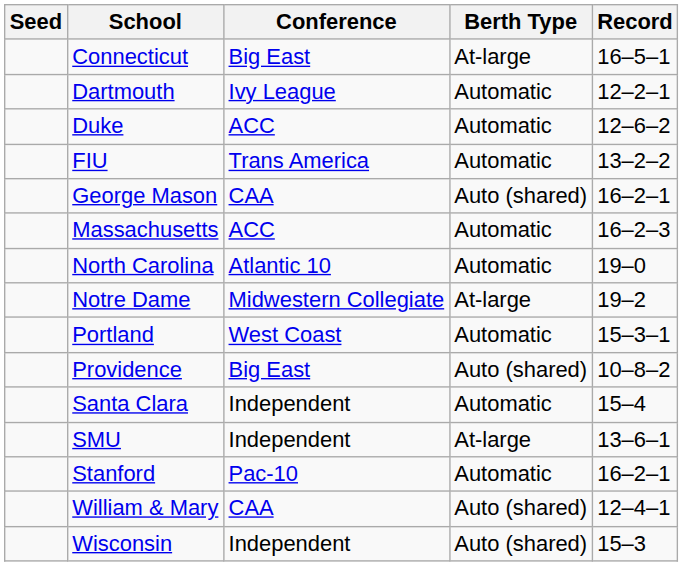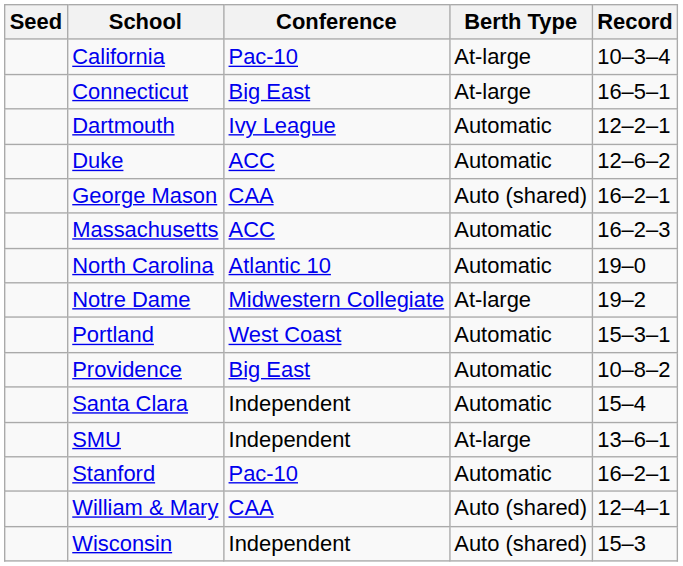+ row: (119, 56)
- row: (90, 160)
(521, 369) Auto (shared) -> (503, 369) Automatic
